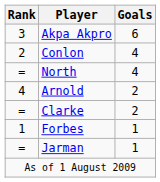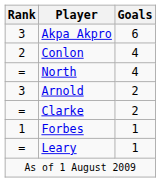(22, 91) 4 -> (22, 91) 3
- row: (63, 148)
+ row: (59, 148)
